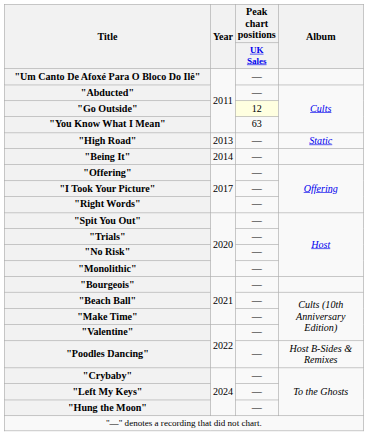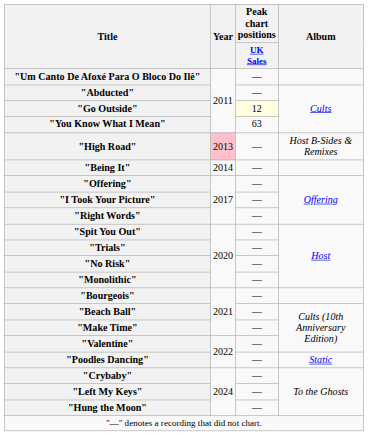(223, 140) no background -> (223, 146) pink background
(321, 140) Static -> (321, 146) Host B-Sides & Remixes
(321, 354) Host B-Sides & Remixes -> (321, 359) Static
